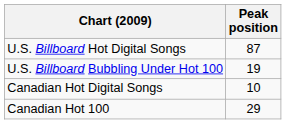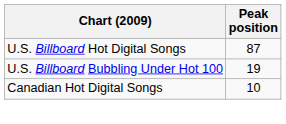- row: (58, 108)
